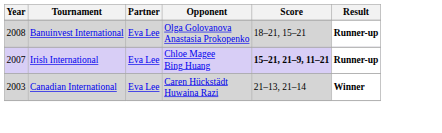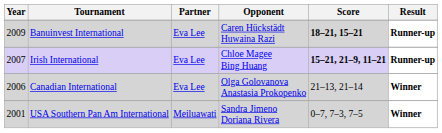(16, 34) 2008 -> (16, 34) 2009
(207, 34) Olga Golovanova Anastasia Prokopenko -> (253, 34) Caren Hückstädt Huwaina Razi
(280, 34) normal -> (337, 34) bold
(16, 87) 2003 -> (16, 87) 2006
(196, 87) Caren Hückstädt Huwaina Razi -> (264, 87) Olga Golovanova Anastasia Prokopenko
+ row: (99, 114)
